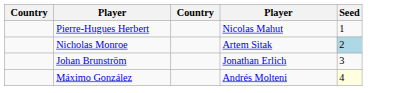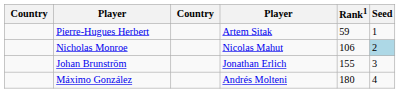+ column: (353, 14)
(253, 28) Nicolas Mahut -> (247, 31) Artem Sitak
(247, 45) Artem Sitak -> (253, 47) Nicolas Mahut
(342, 77) lightyellow background -> (375, 80) no background
